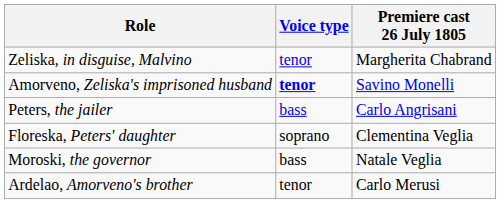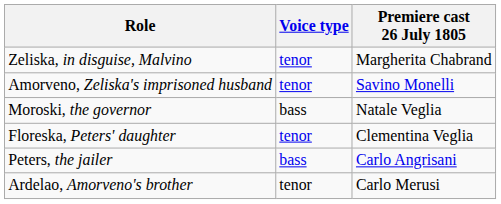(297, 85) bold -> (296, 85) normal
rows swapped: (60, 110) <-> (80, 160)
(304, 135) soprano -> (296, 135) tenor
